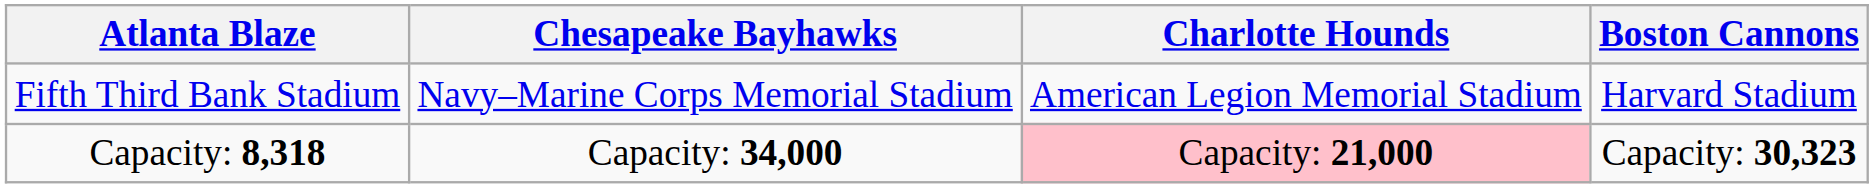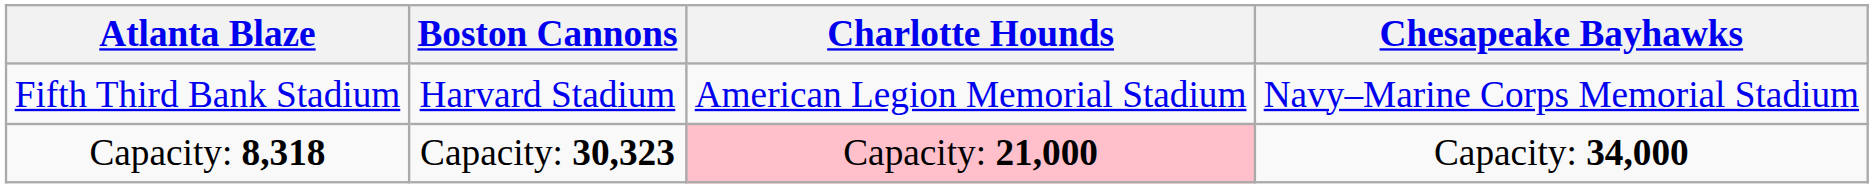columns swapped: (1729, 34) <-> (715, 34)
